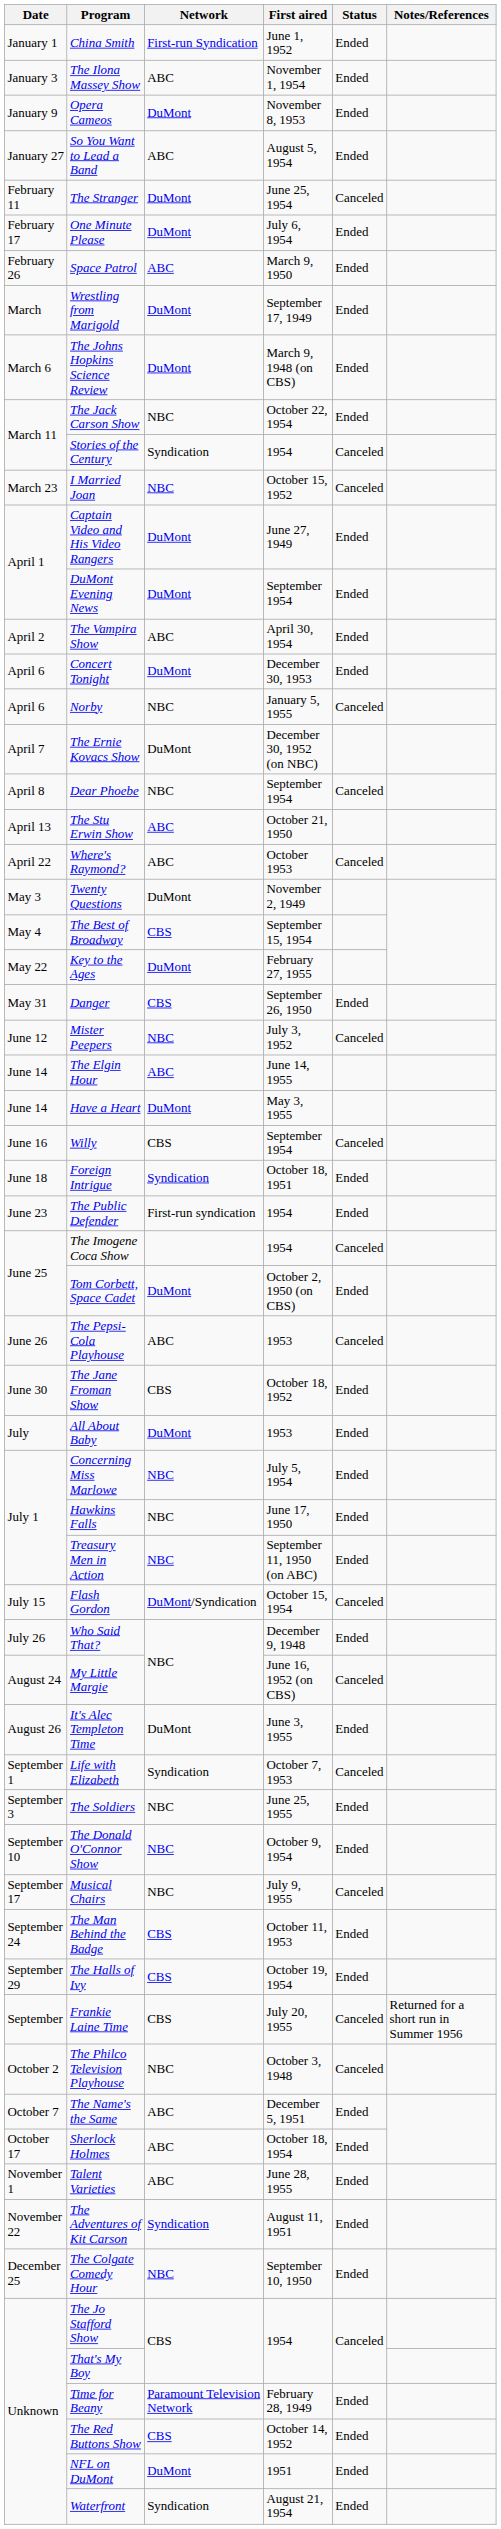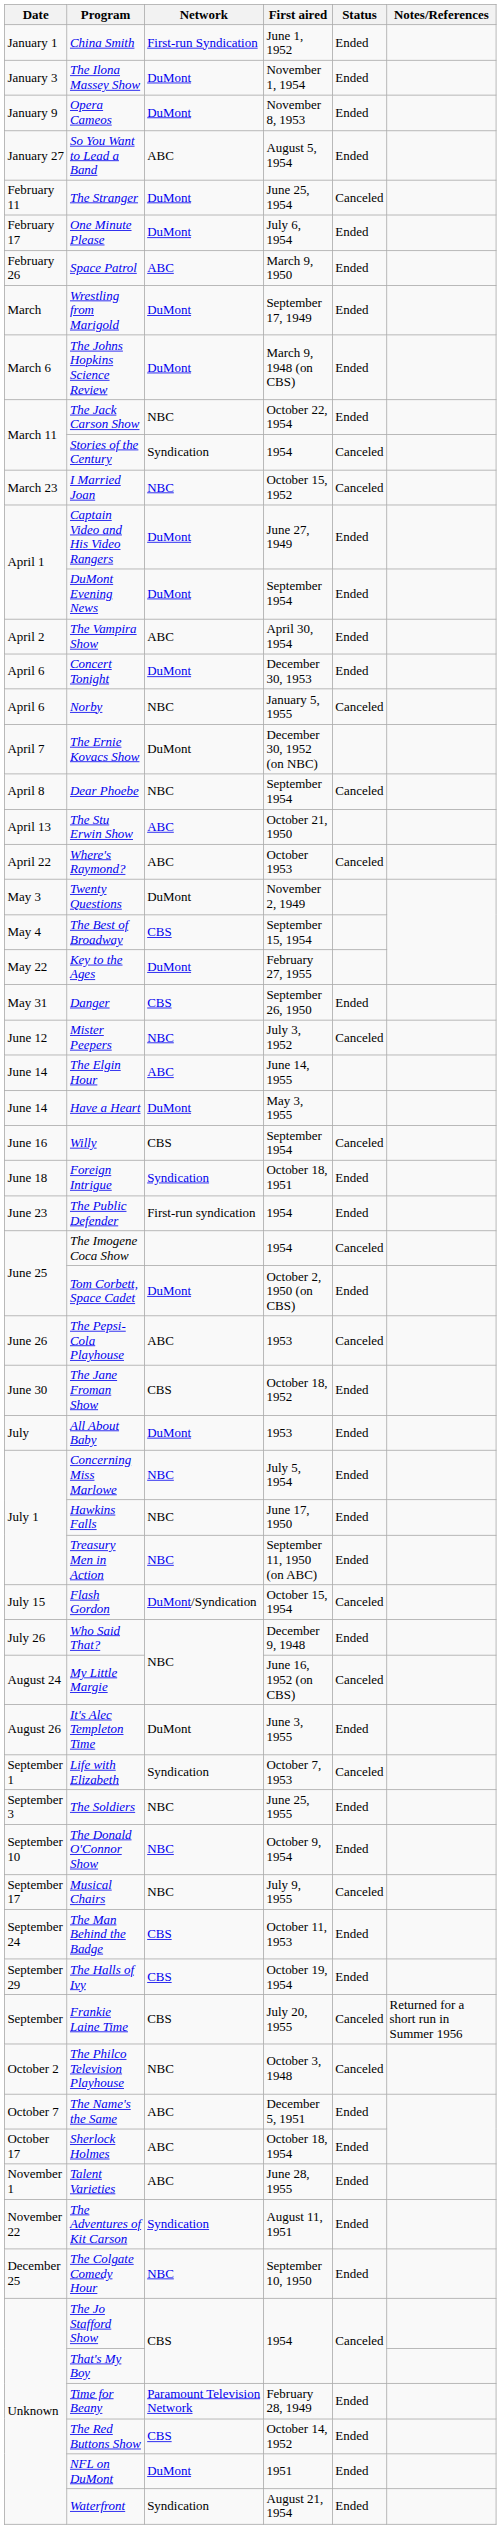(160, 77) ABC -> (169, 77) DuMont
